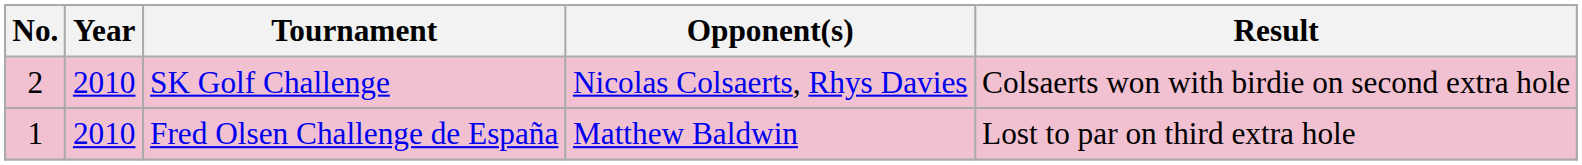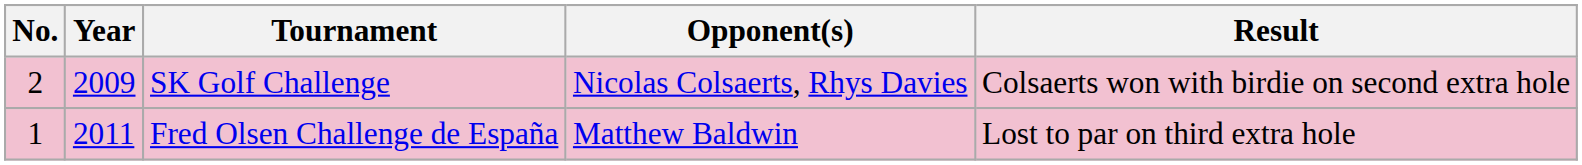(104, 82) 2010 -> (104, 82) 2009
(104, 133) 2010 -> (104, 133) 2011
